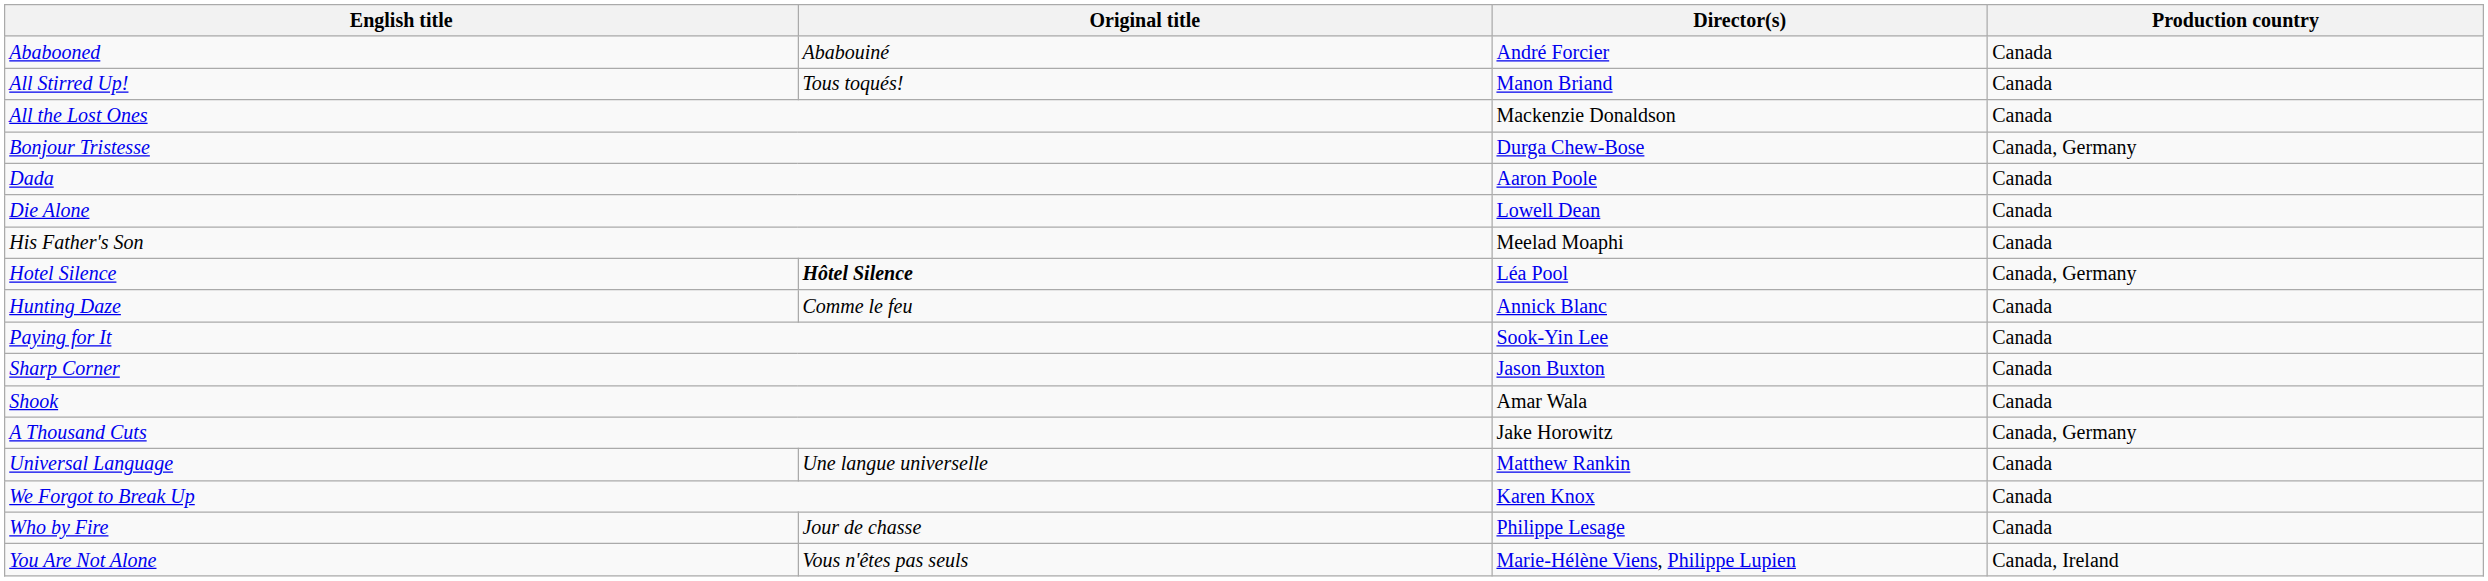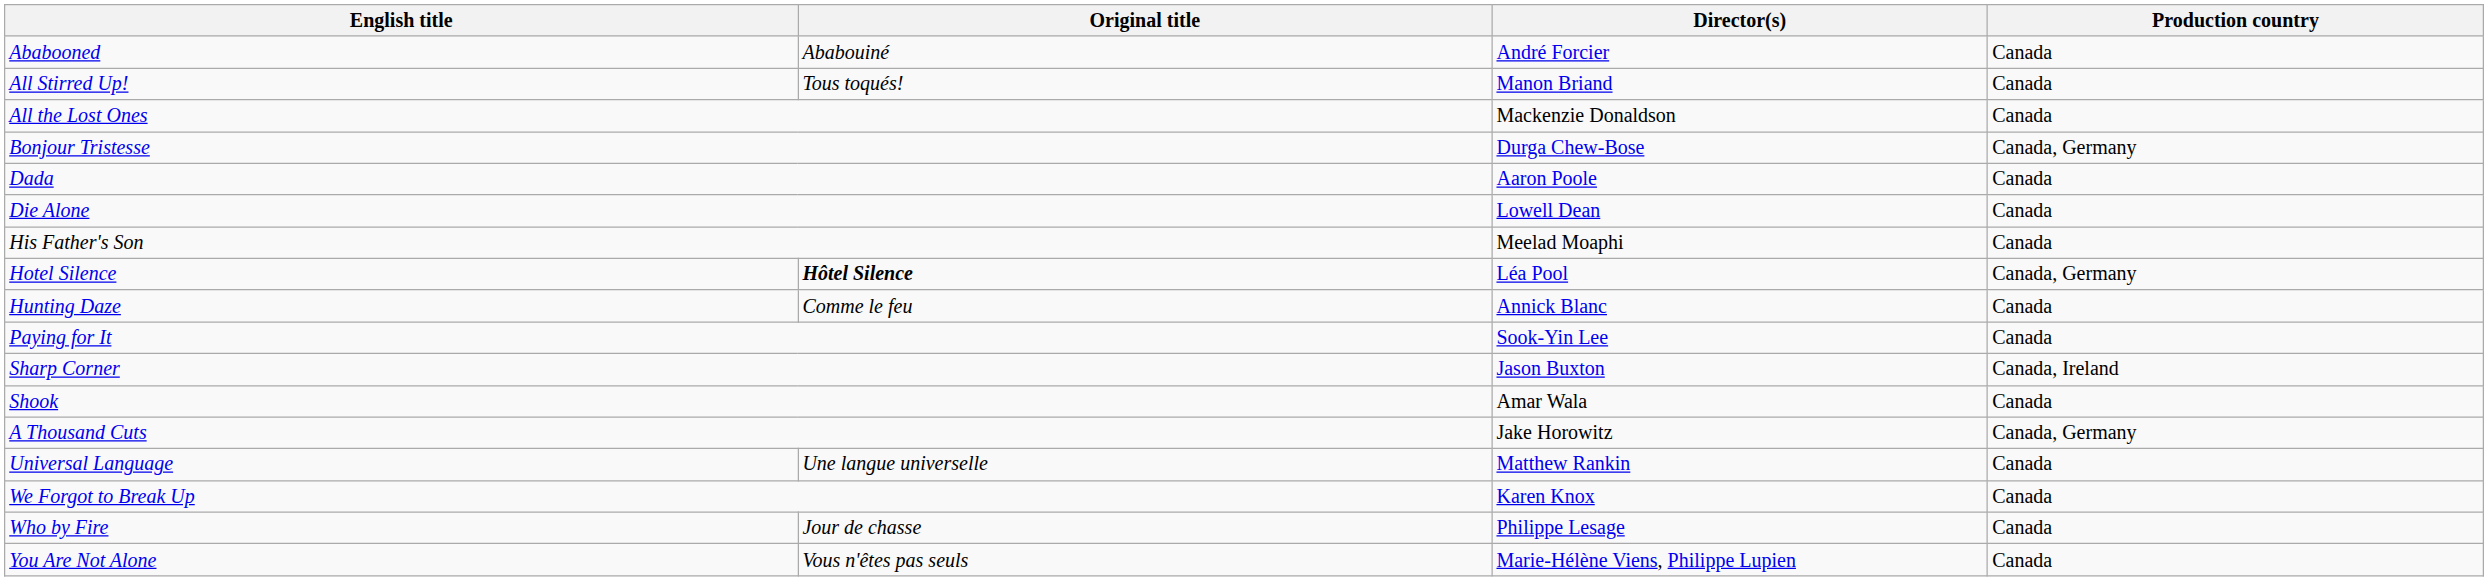(2022, 369) Canada -> (2056, 369) Canada, Ireland
(2056, 559) Canada, Ireland -> (2022, 559) Canada
